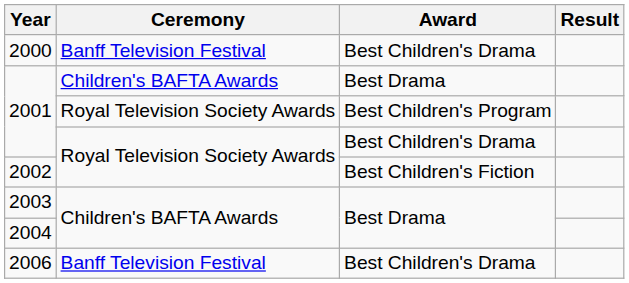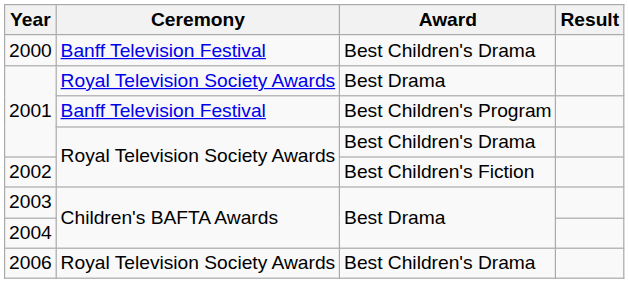(169, 80) Children's BAFTA Awards -> (198, 80) Royal Television Society Awards
(198, 111) Royal Television Society Awards -> (163, 111) Banff Television Festival
(163, 263) Banff Television Festival -> (198, 263) Royal Television Society Awards
